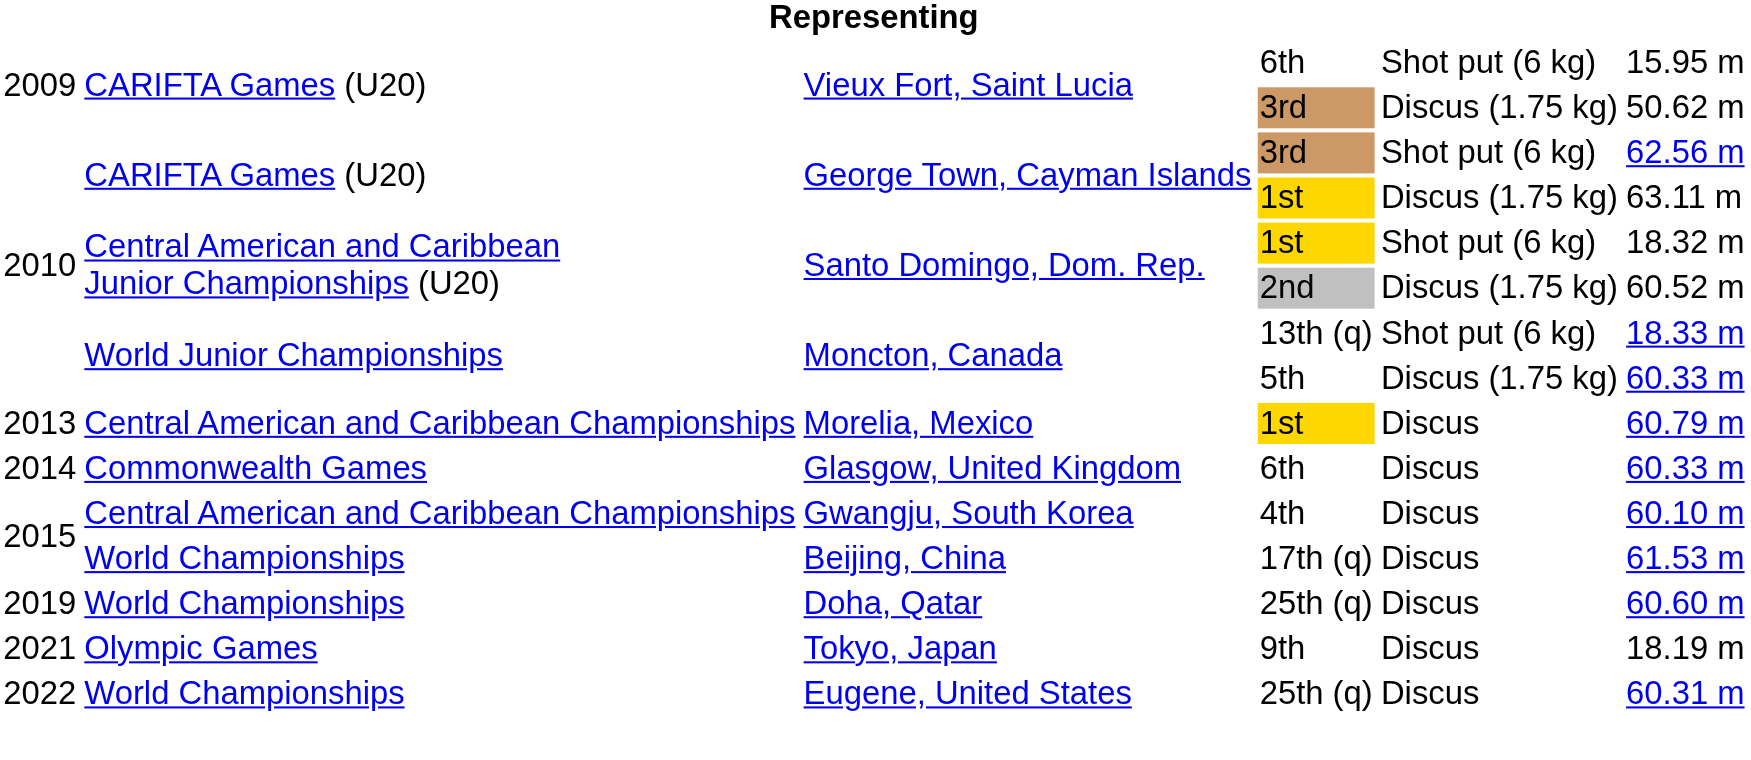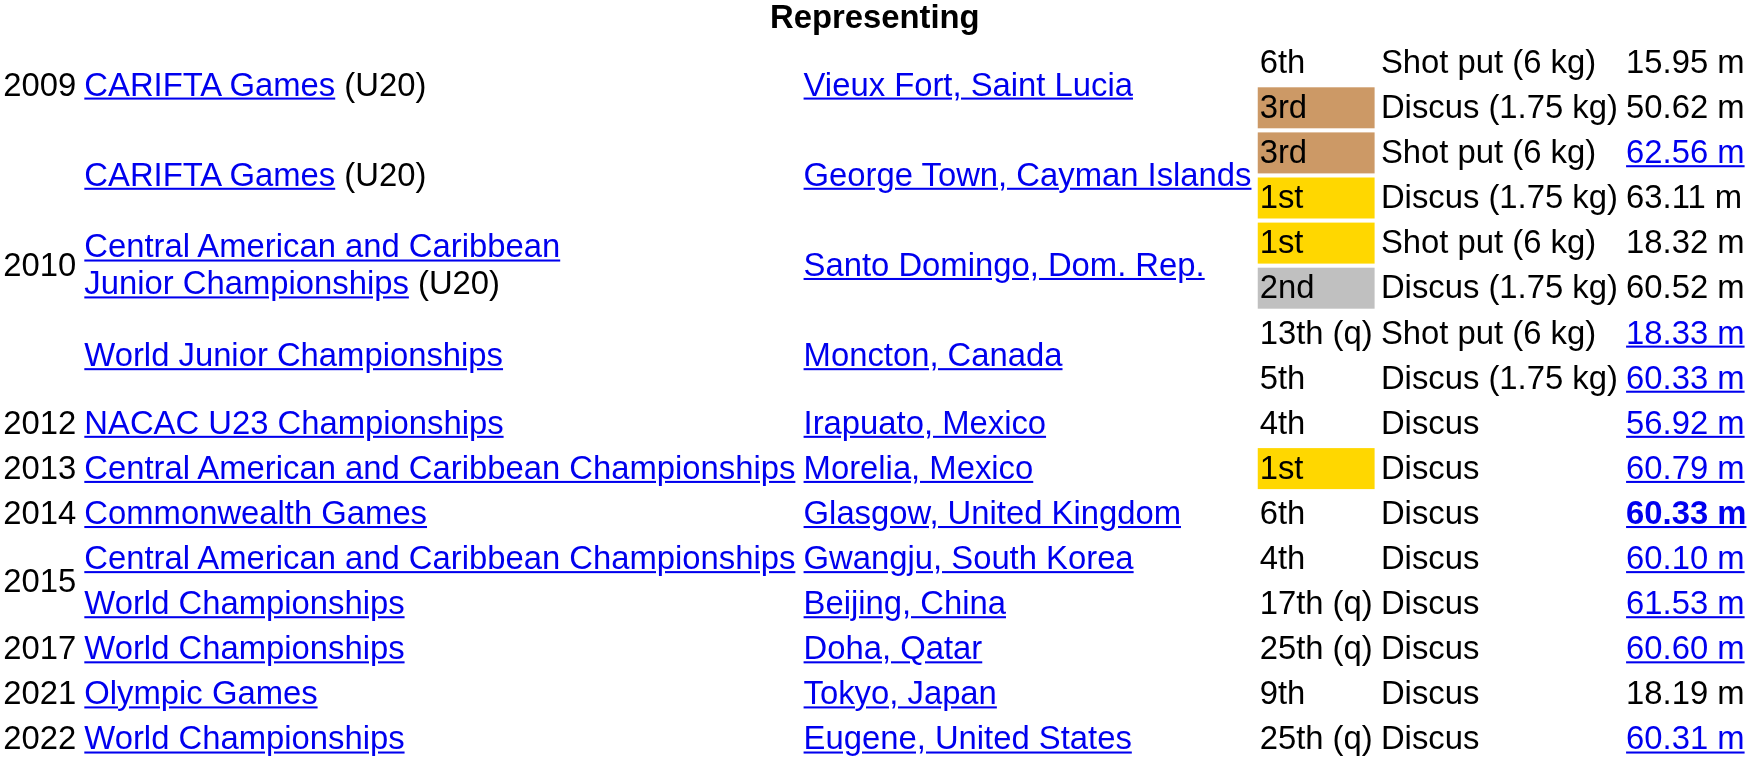+ row: (925, 422)
(1685, 468) normal -> (1686, 513) bold
(40, 603) 2019 -> (40, 648) 2017
